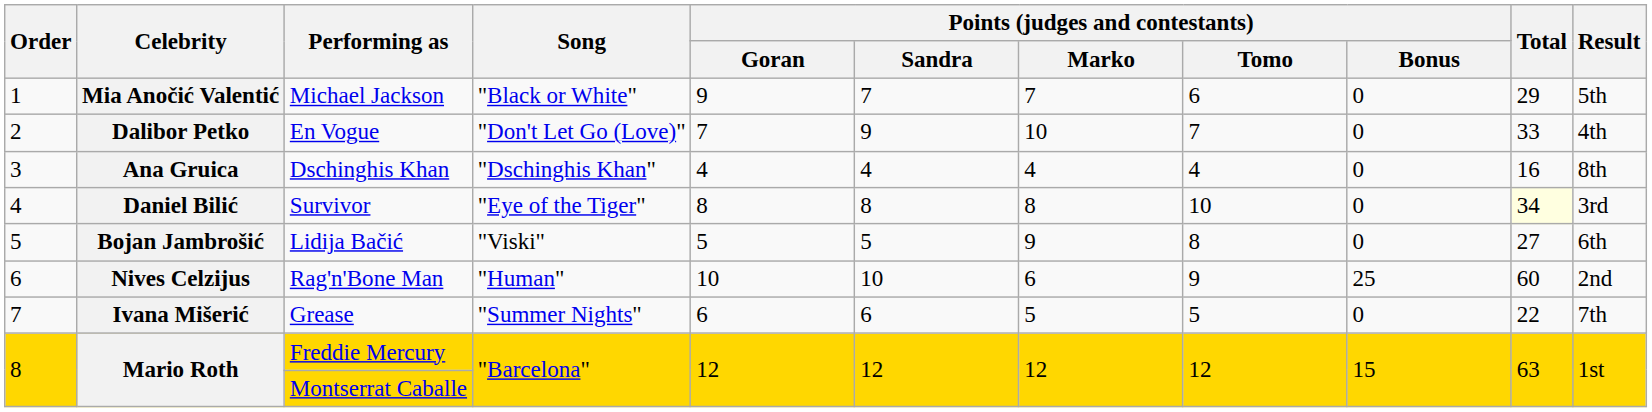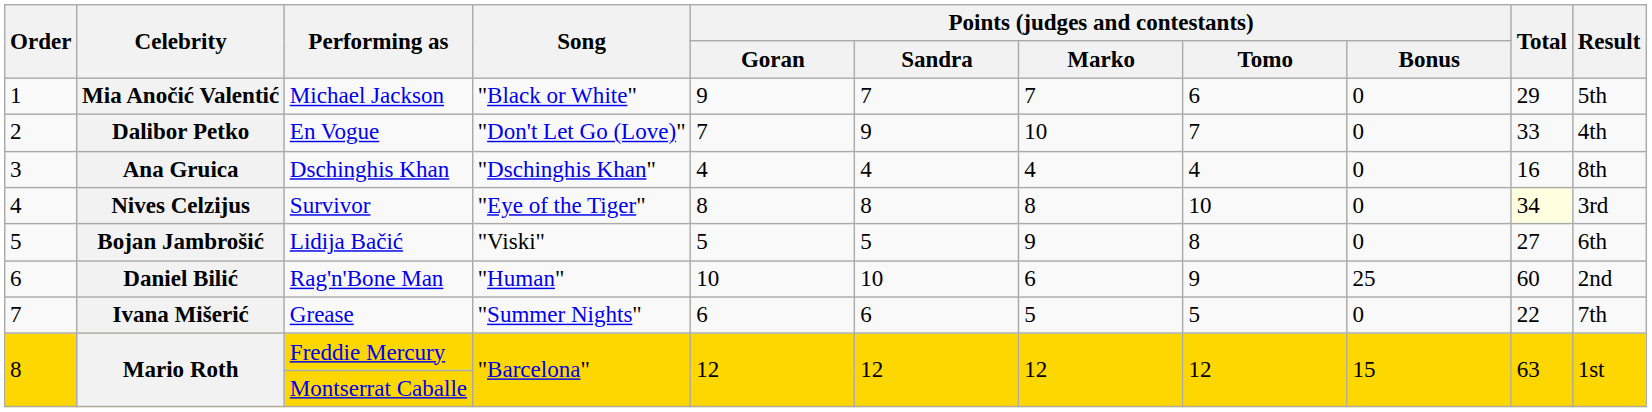(181, 205) Daniel Bilić -> (181, 205) Nives Celzijus
(181, 278) Nives Celzijus -> (181, 278) Daniel Bilić
